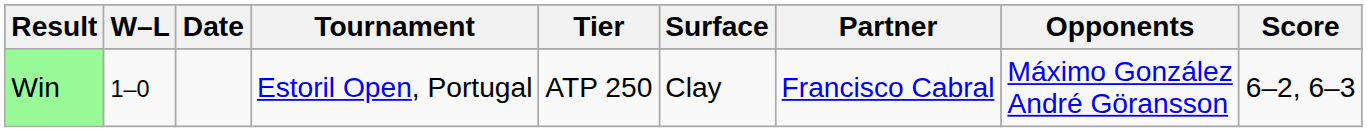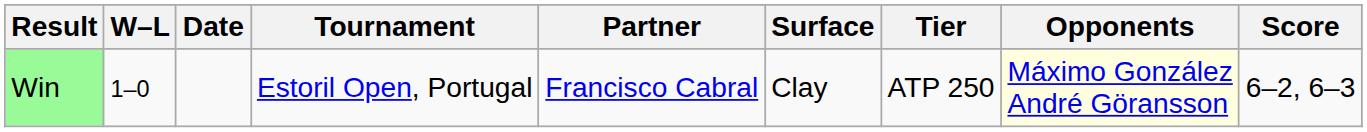columns swapped: (599, 26) <-> (888, 26)
(1120, 87) no background -> (1120, 87) lightyellow background
